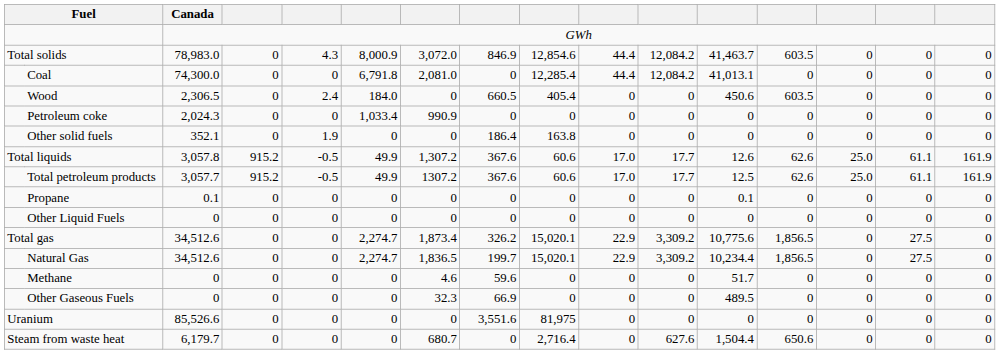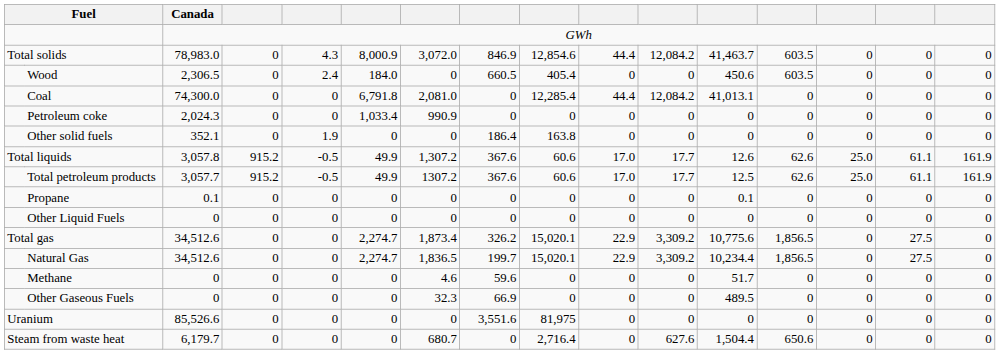rows swapped: (39, 75) <-> (42, 95)
